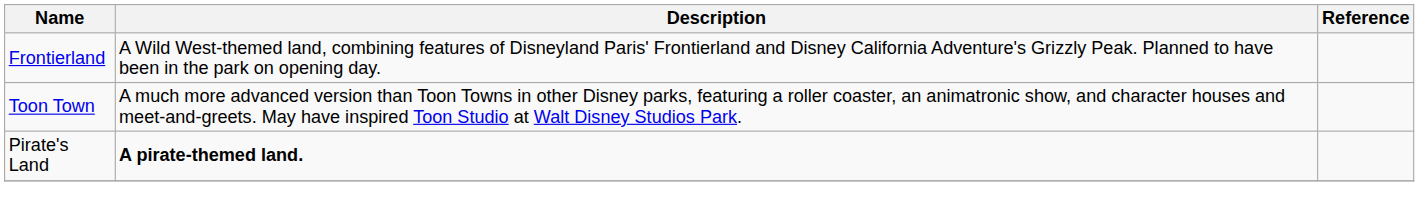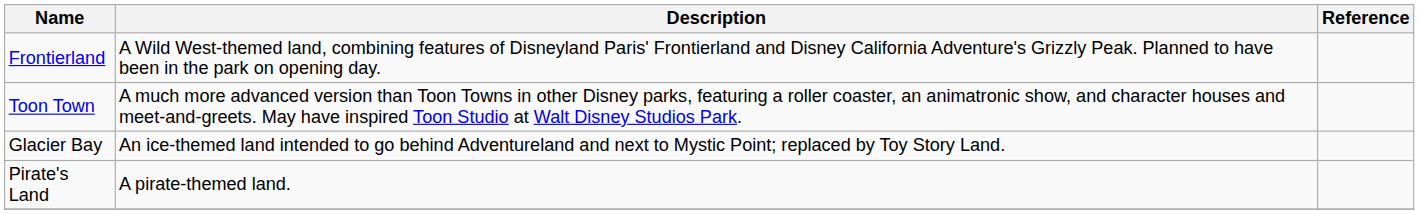+ row: (55, 145)
(211, 155) bold -> (205, 184) normal
